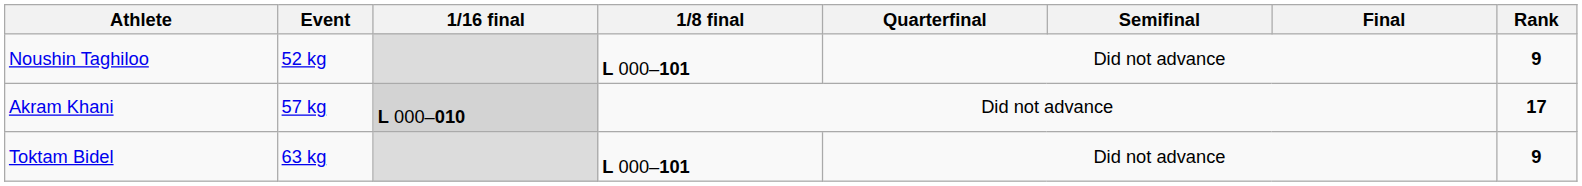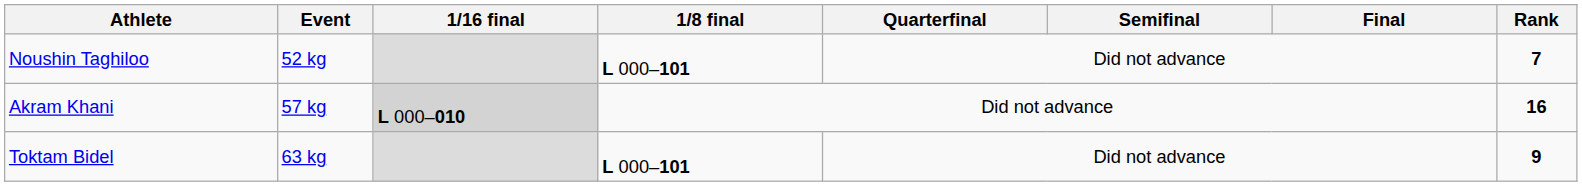(1536, 59) 9 -> (1536, 59) 7
(1536, 108) 17 -> (1536, 108) 16
